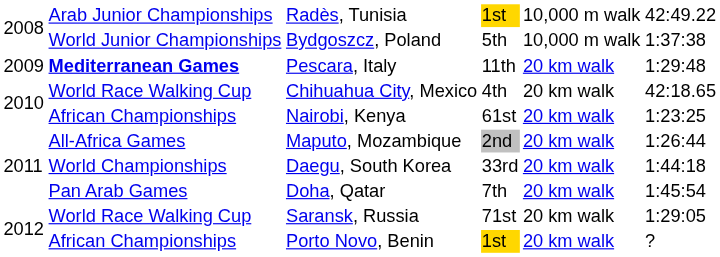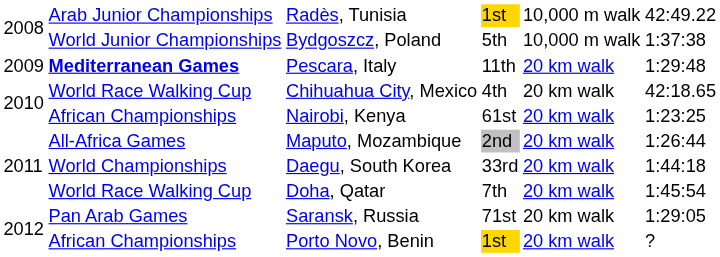(118, 191) Pan Arab Games -> (150, 191) World Race Walking Cup
(150, 216) World Race Walking Cup -> (118, 216) Pan Arab Games
